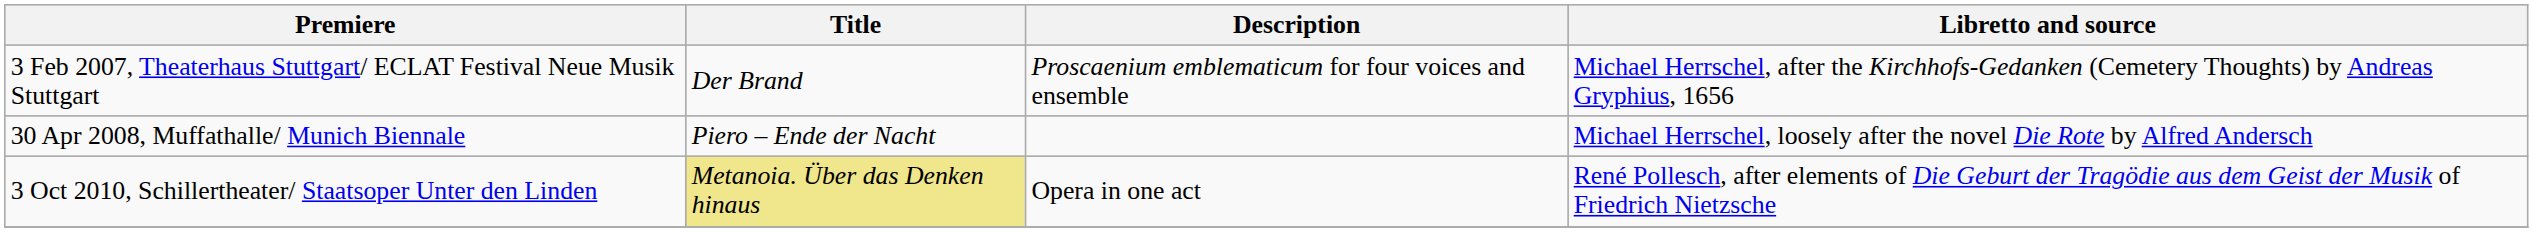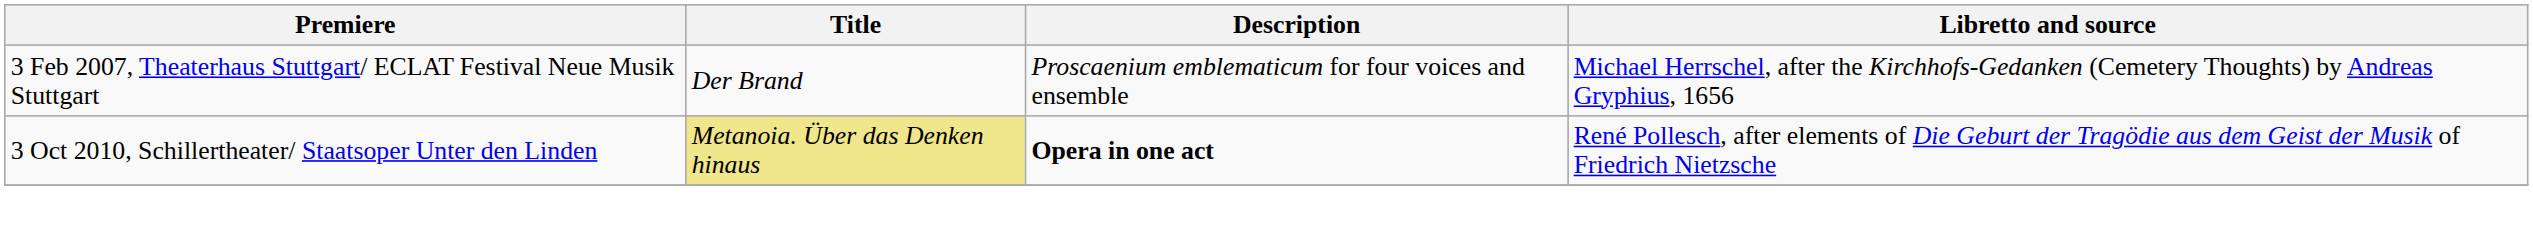- row: (238, 135)
(1116, 190) normal -> (1123, 150) bold
